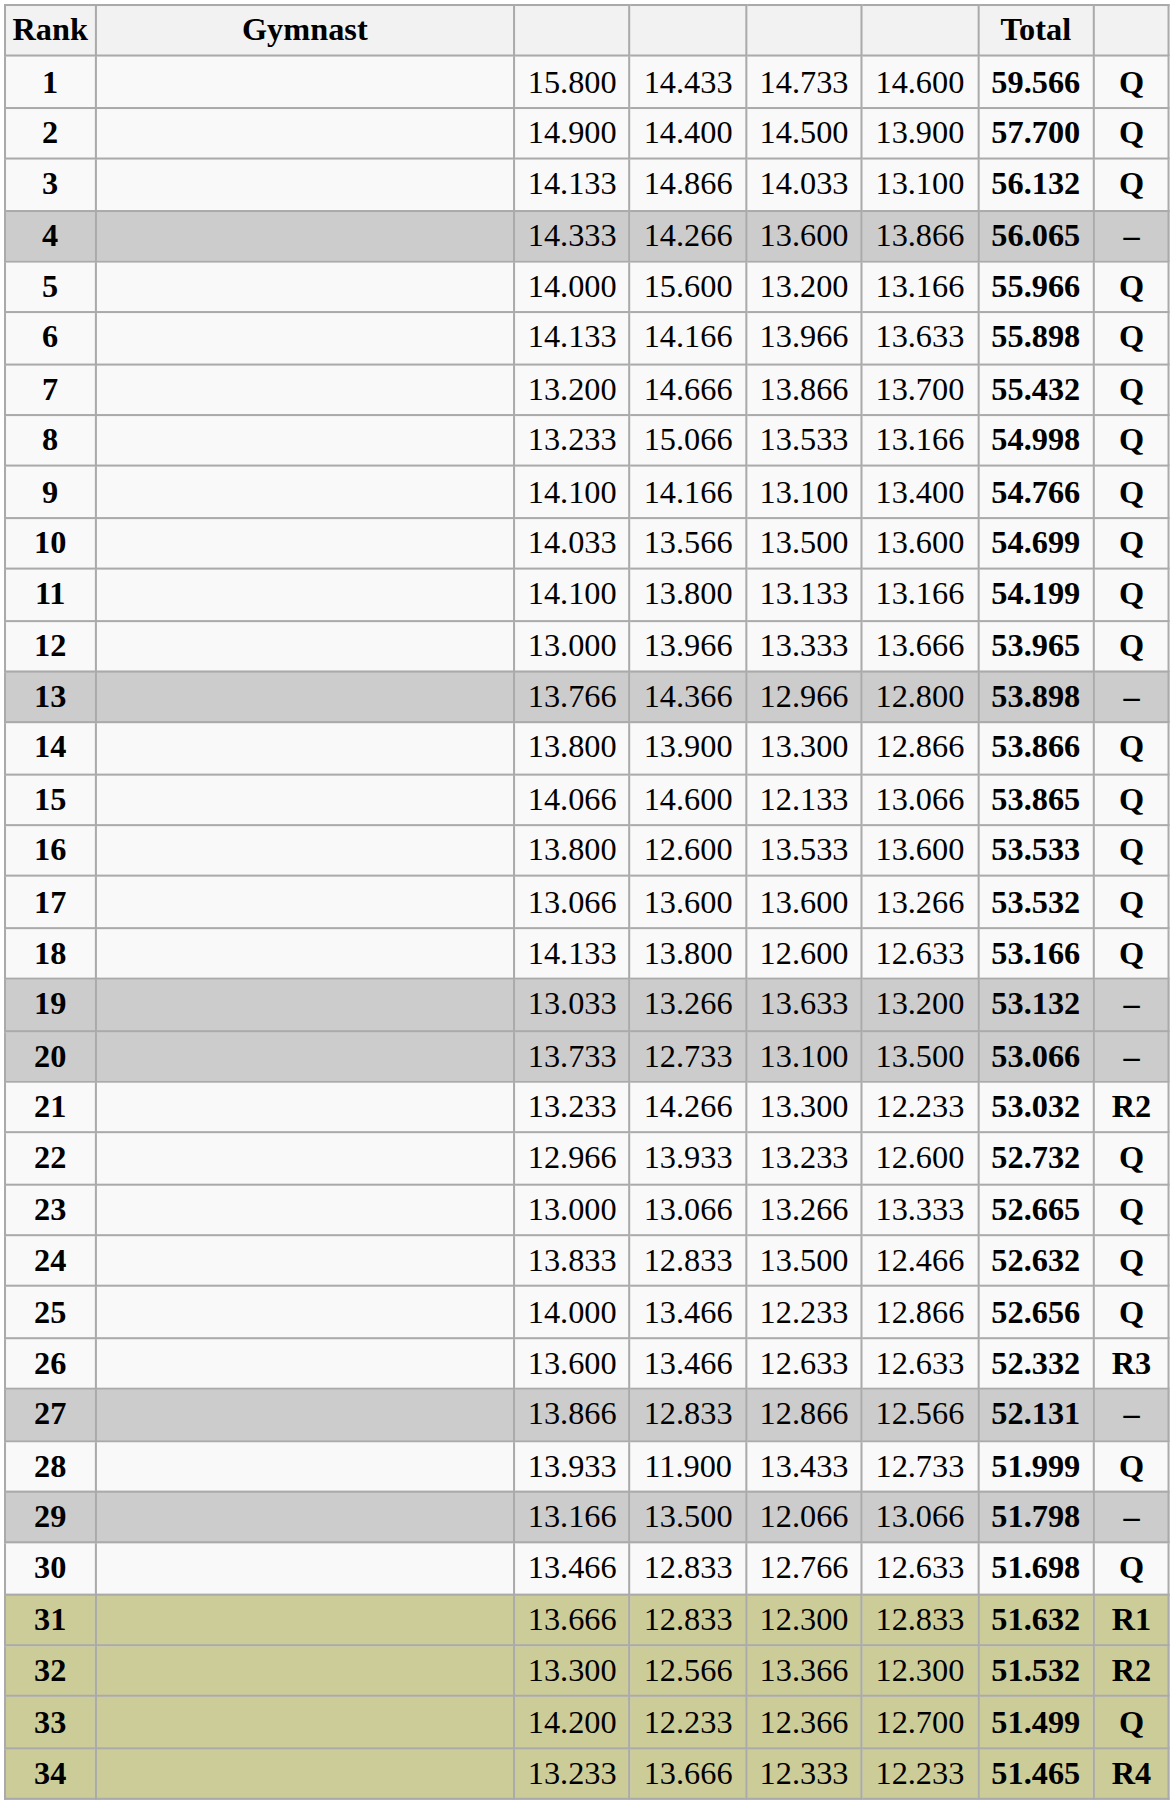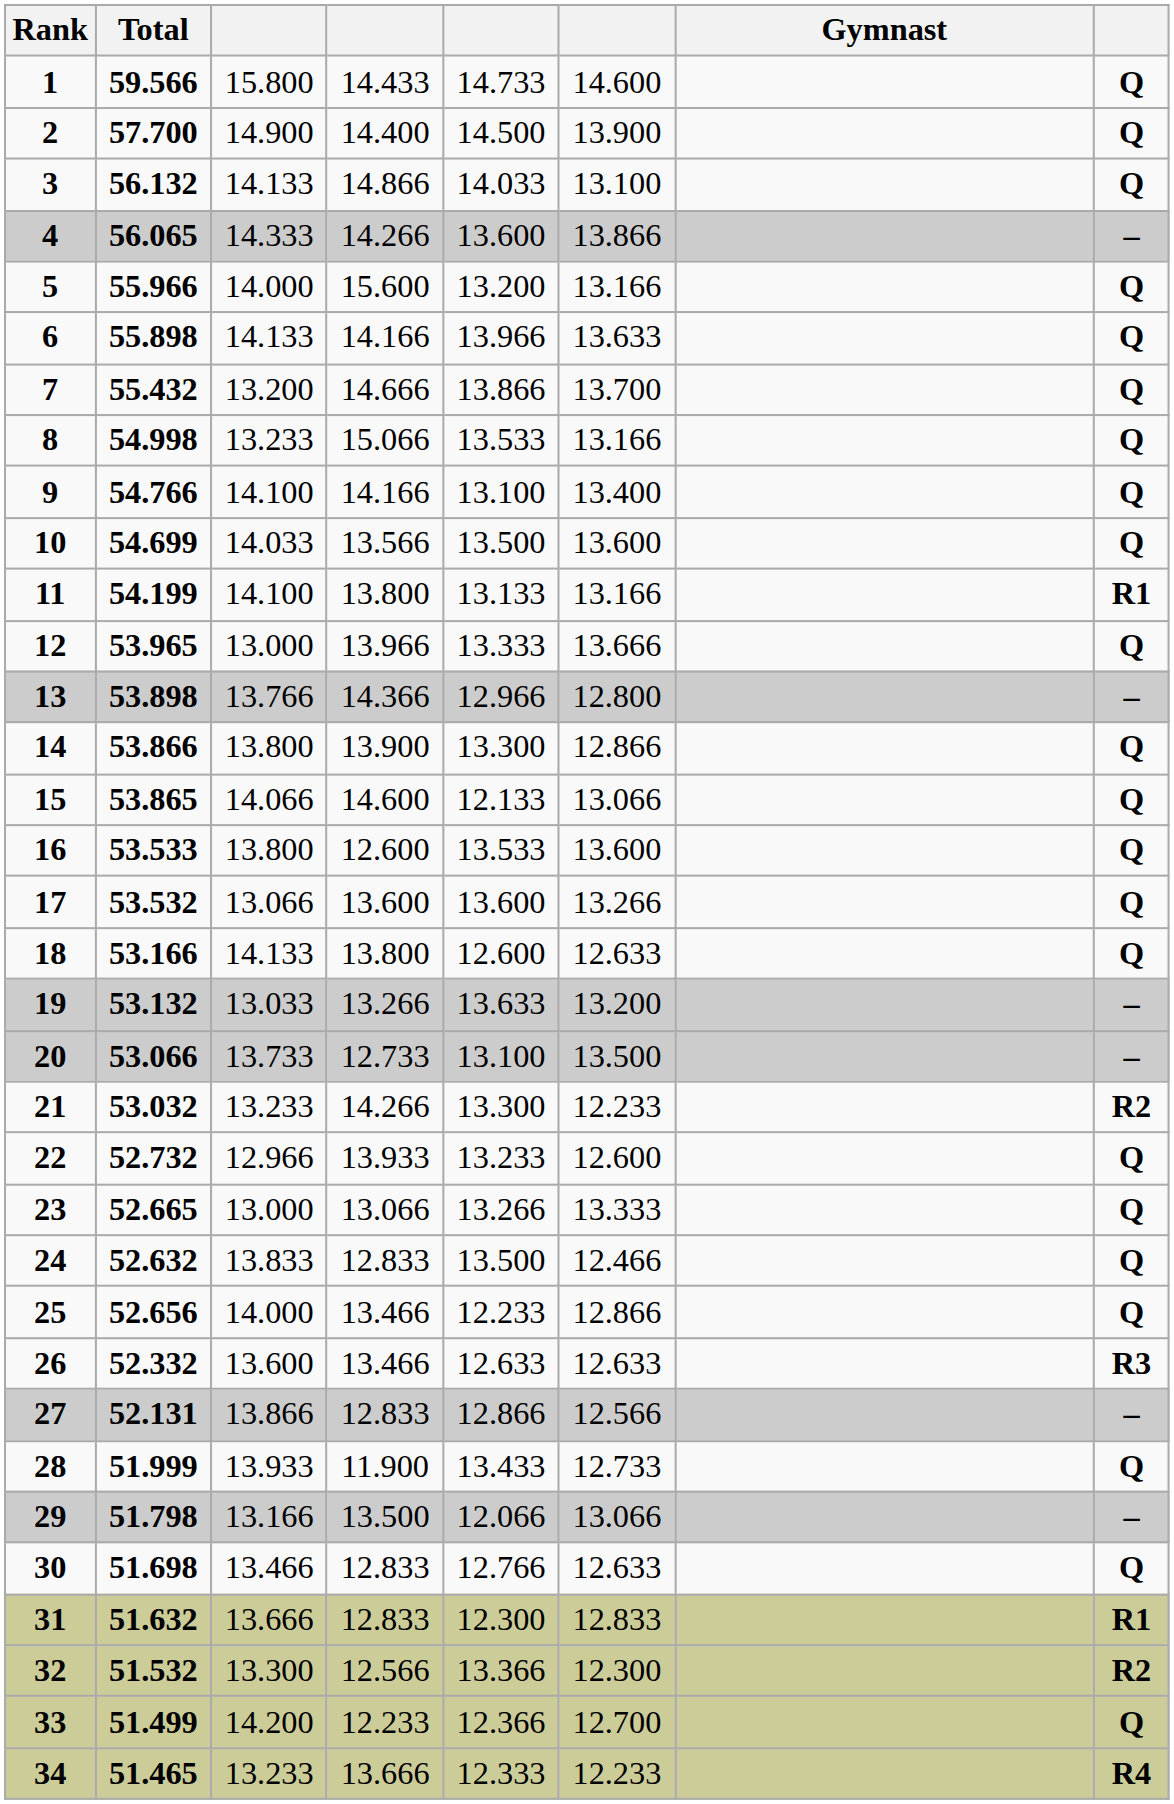columns swapped: (305, 30) <-> (1036, 30)
(1131, 593) Q -> (1132, 593) R1
